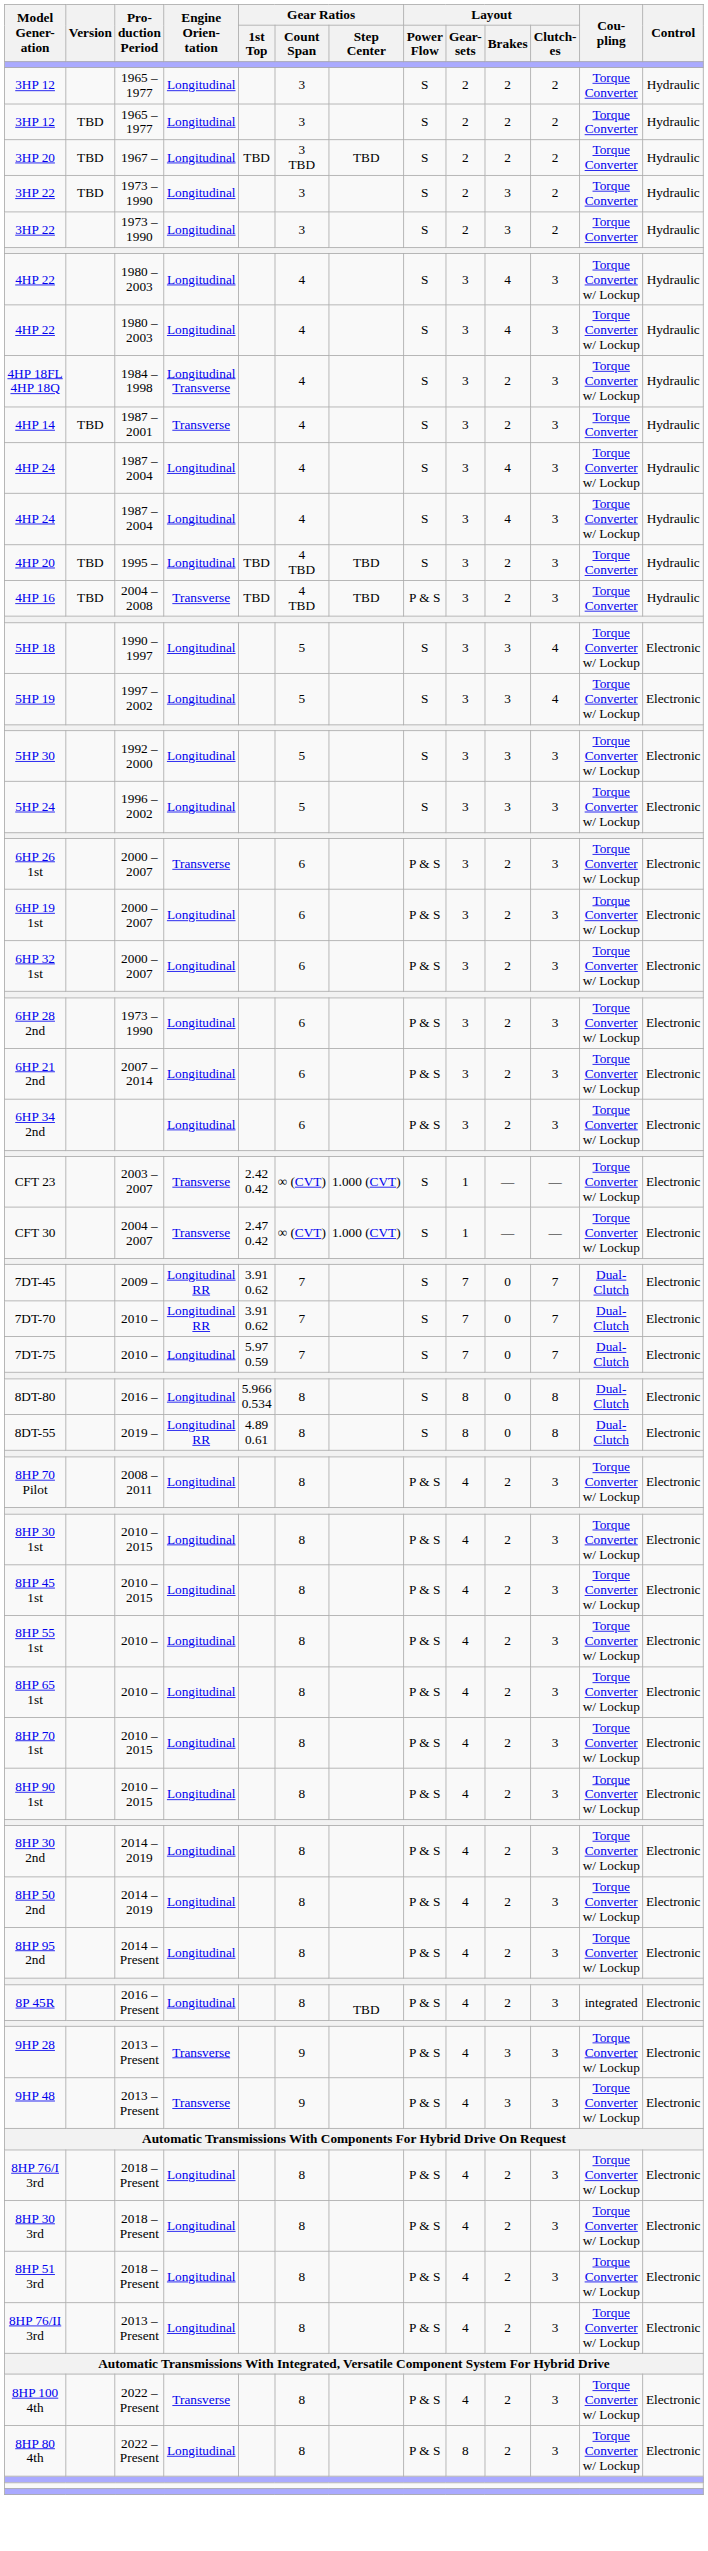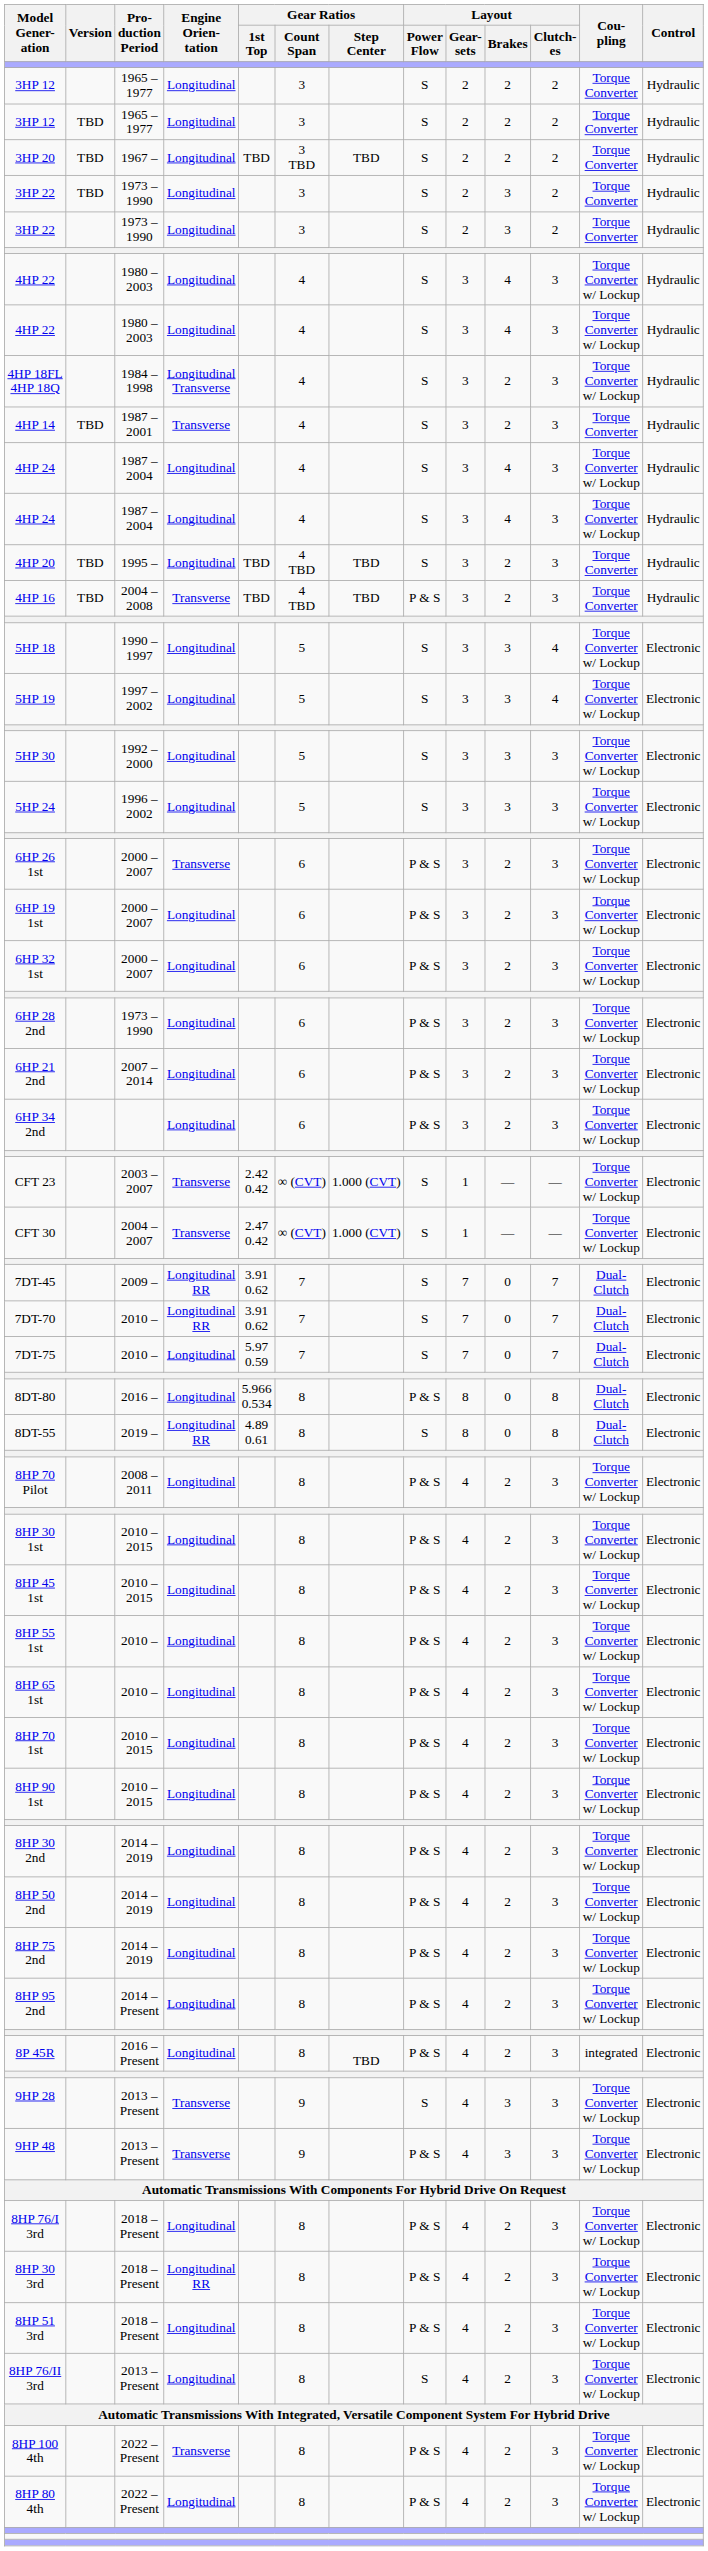(425, 1396) S -> (425, 1396) P & S
+ row: (35, 1952)
(425, 2052) P & S -> (425, 2103) S
(201, 2226) Longitudinal -> (201, 2276) Longitudinal RR
(425, 2327) P & S -> (425, 2378) S
(465, 2450) 8 -> (465, 2501) 4
